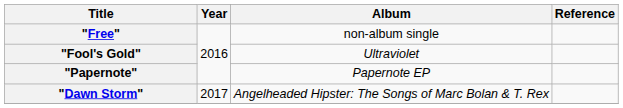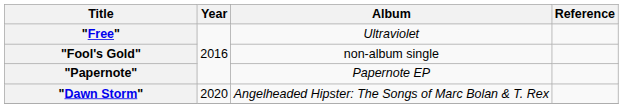(391, 34) non-album single -> (391, 34) Ultraviolet
(391, 53) Ultraviolet -> (391, 53) non-album single
(214, 93) 2017 -> (214, 93) 2020
